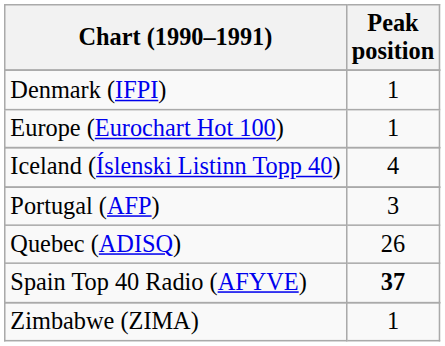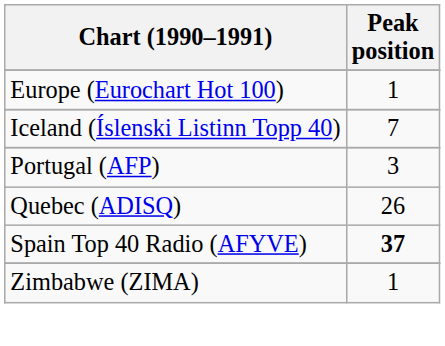- row: (88, 89)
(393, 166) 4 -> (393, 128) 7
